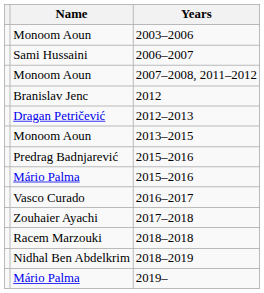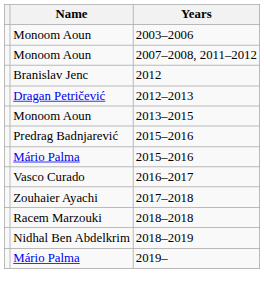- row: (50, 55)
